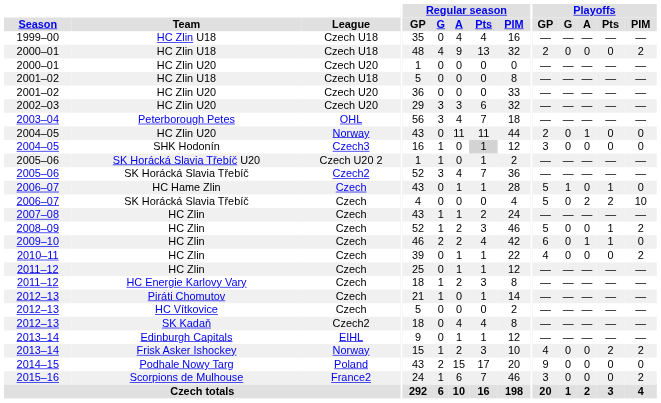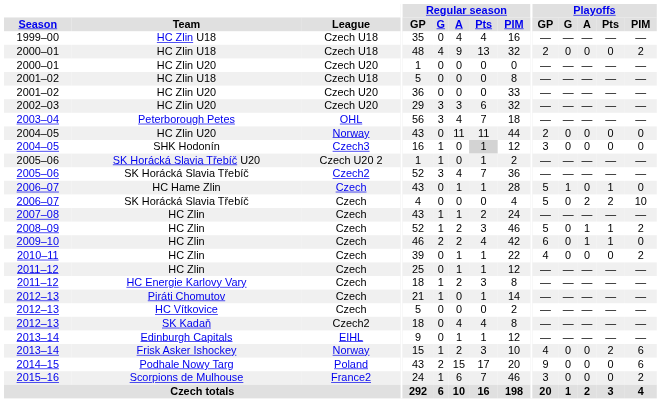(587, 133) 1 -> (587, 133) 0
(587, 228) 0 -> (587, 228) 1
(641, 350) 2 -> (641, 350) 6
(641, 364) 0 -> (641, 364) 6
